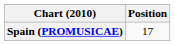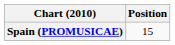(148, 31) 17 -> (148, 31) 15
